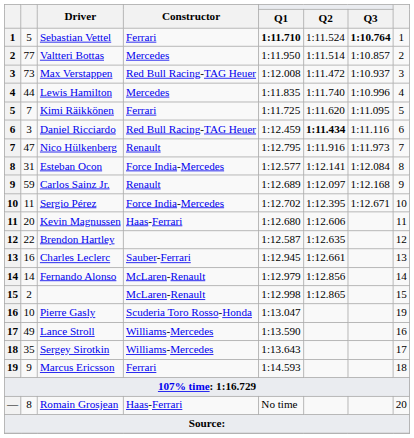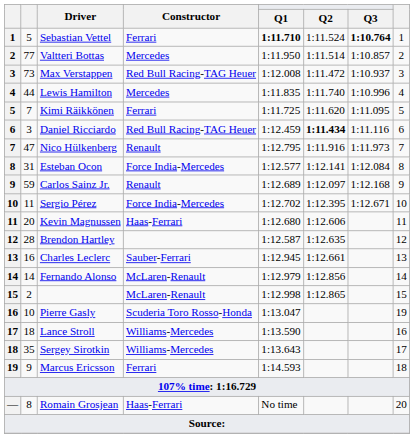(29, 239) 22 -> (29, 239) 28
(29, 331) 49 -> (29, 331) 18
